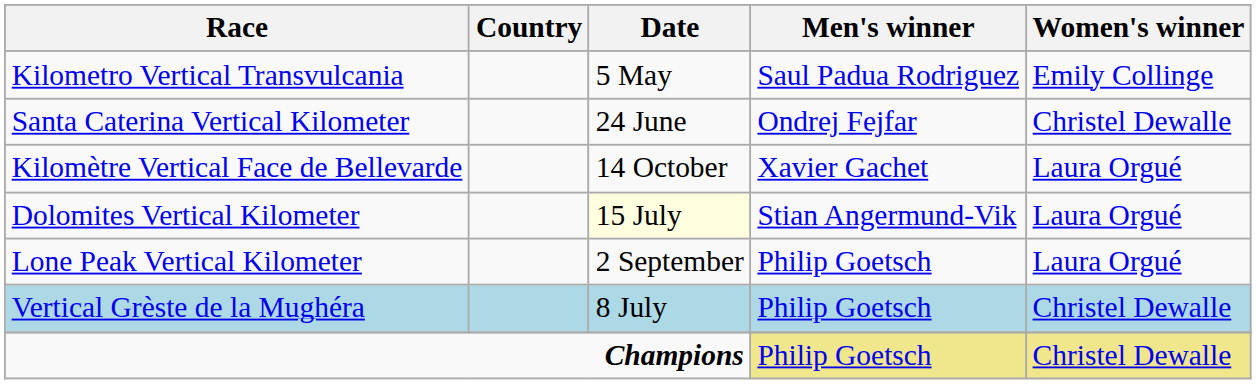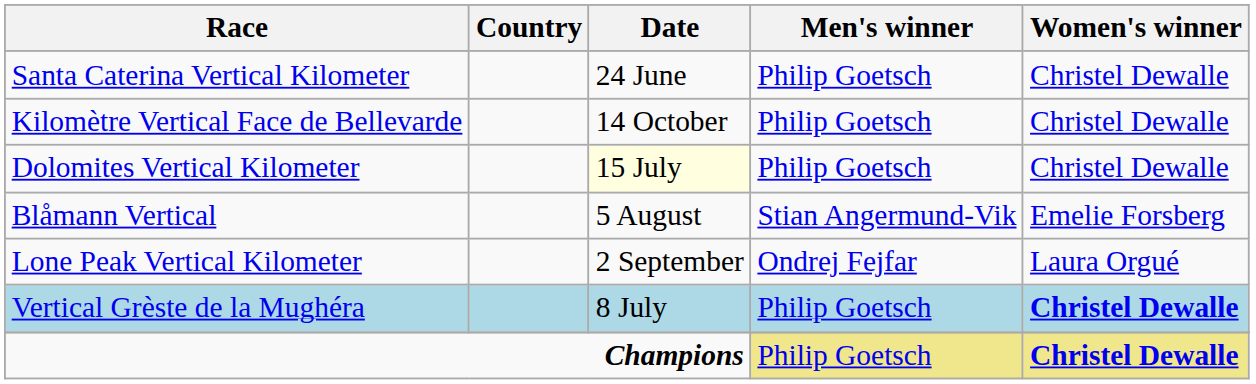- row: (208, 74)
(837, 121) Ondrej Fejfar -> (844, 74) Philip Goetsch
(843, 167) Xavier Gachet -> (844, 121) Philip Goetsch
(1107, 167) Laura Orgué -> (1129, 121) Christel Dewalle
(887, 214) Stian Angermund-Vik -> (844, 167) Philip Goetsch
(1107, 214) Laura Orgué -> (1129, 167) Christel Dewalle
+ row: (114, 214)
(844, 261) Philip Goetsch -> (837, 261) Ondrej Fejfar
(1132, 307) normal -> (1134, 307) bold
(1132, 354) normal -> (1134, 354) bold
